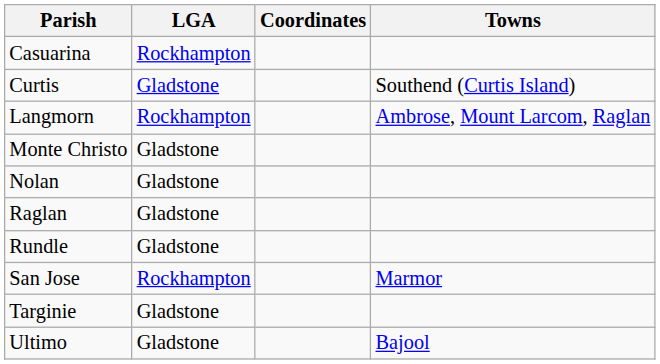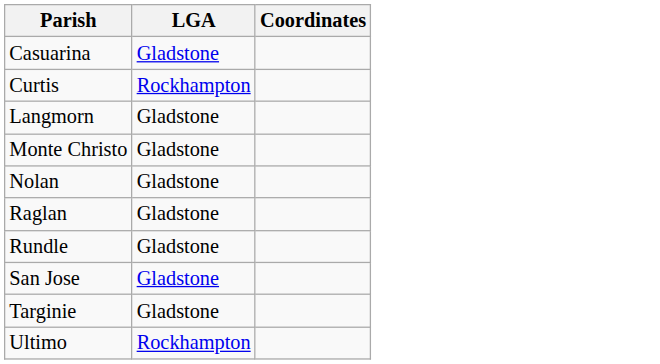- column: (513, 20)
(194, 52) Rockhampton -> (178, 52) Gladstone
(178, 85) Gladstone -> (194, 85) Rockhampton
(194, 117) Rockhampton -> (178, 117) Gladstone
(194, 278) Rockhampton -> (178, 278) Gladstone
(178, 342) Gladstone -> (194, 342) Rockhampton
